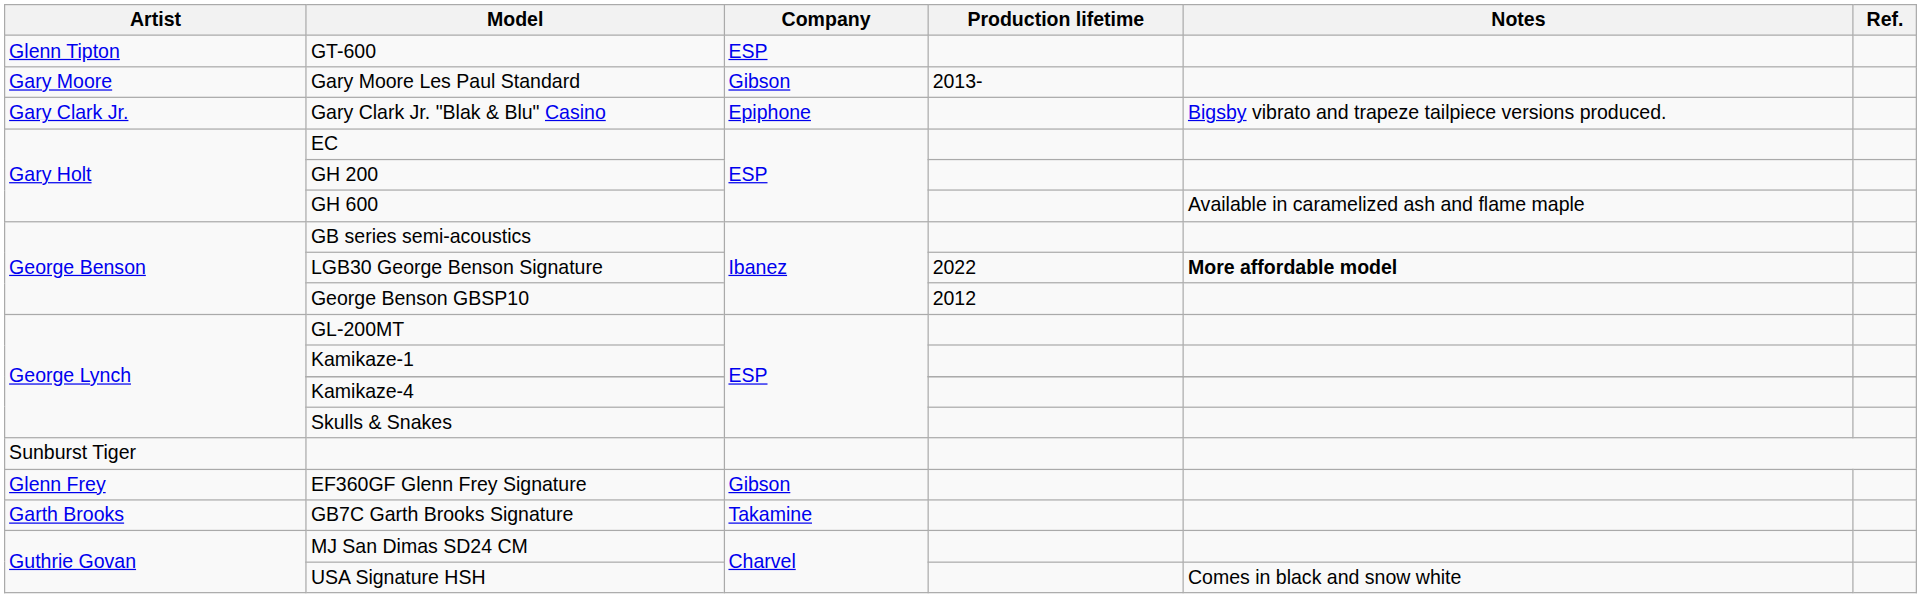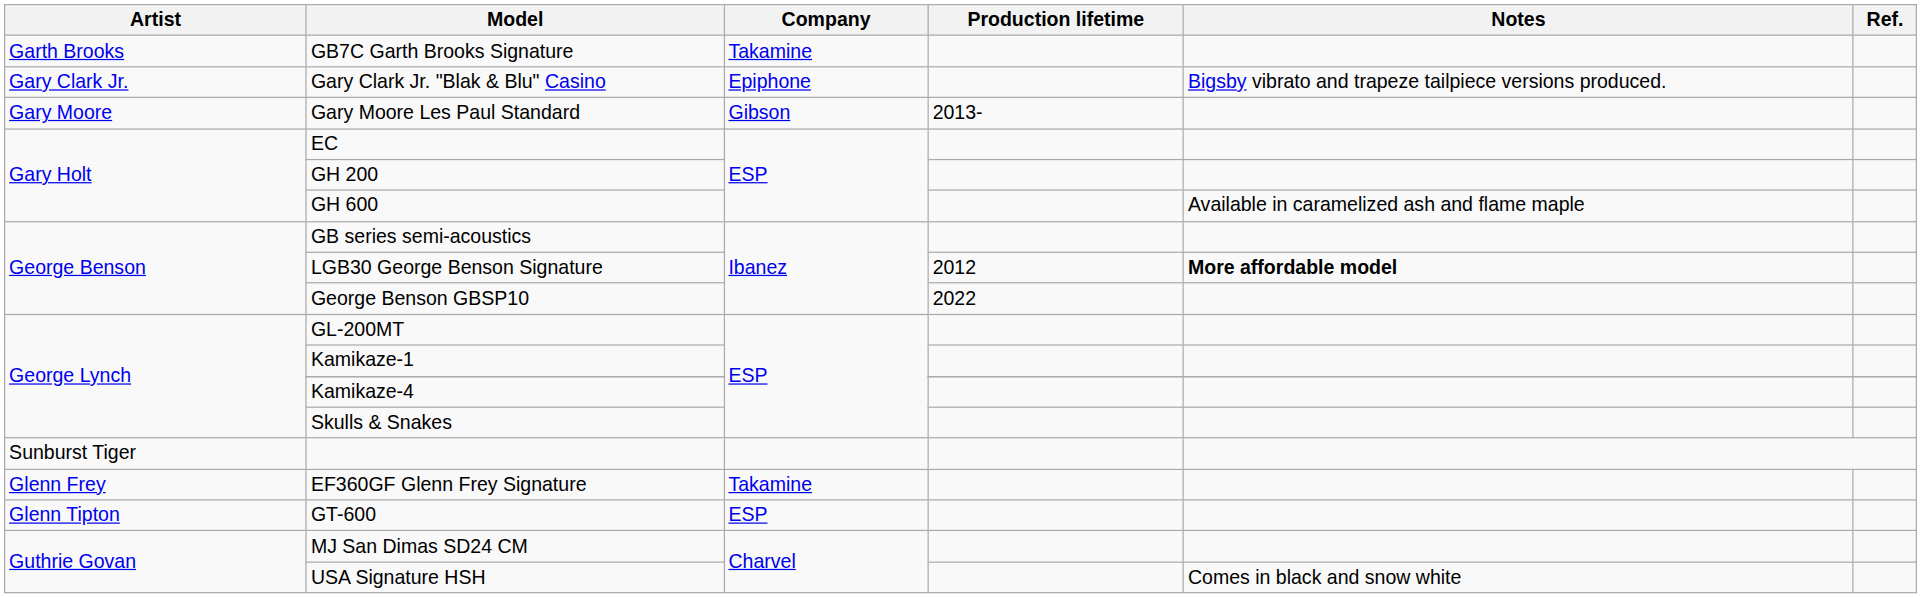rows swapped: (67, 515) <-> (64, 50)
rows swapped: (69, 112) <-> (61, 81)
(954, 267) 2022 -> (954, 267) 2012
(954, 298) 2012 -> (954, 298) 2022
(759, 484) Gibson -> (770, 484) Takamine
